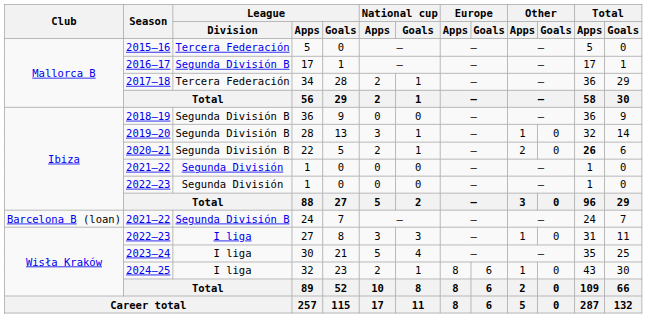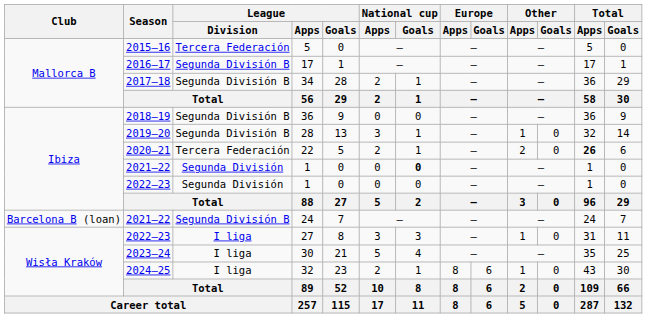(233, 82) Tercera Federación -> (233, 82) Segunda División B
(233, 150) Segunda División B -> (233, 150) Tercera Federación
(418, 167) normal -> (418, 167) bold
